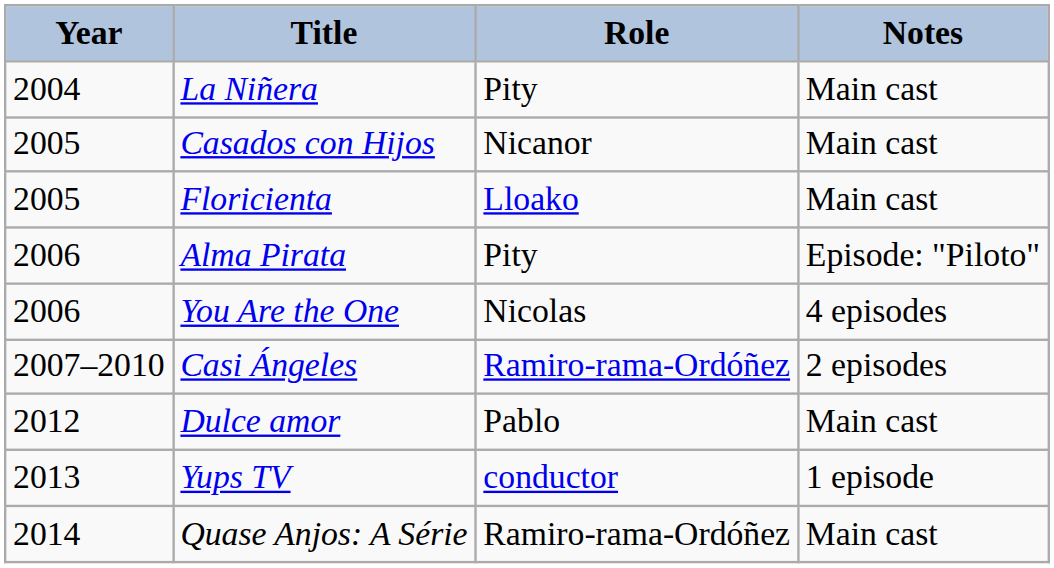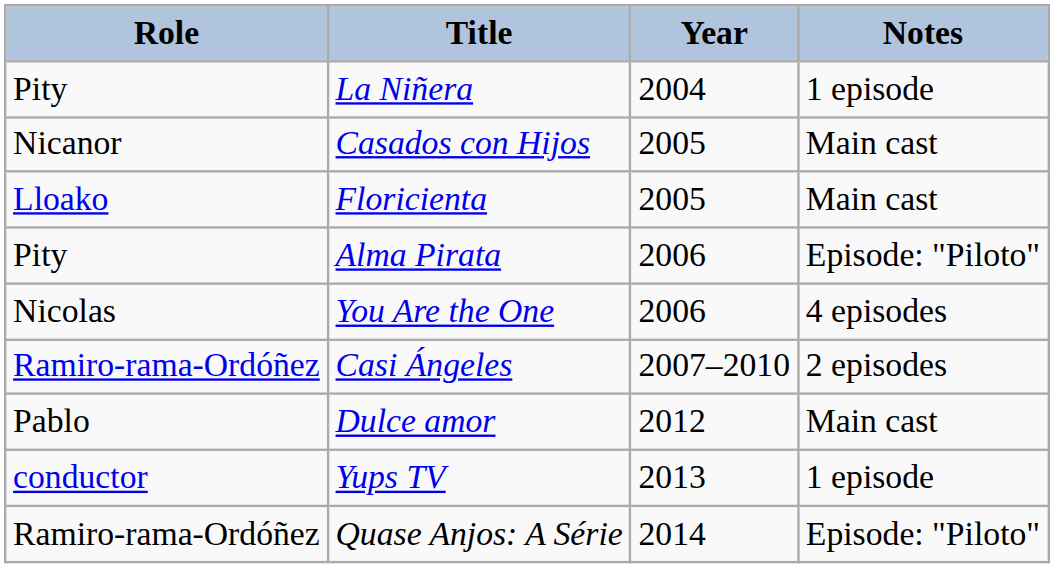columns swapped: (89, 32) <-> (637, 32)
(872, 88) Main cast -> (870, 88) 1 episode
(872, 532) Main cast -> (923, 532) Episode: "Piloto"
